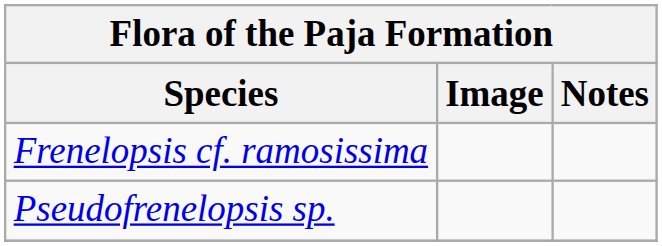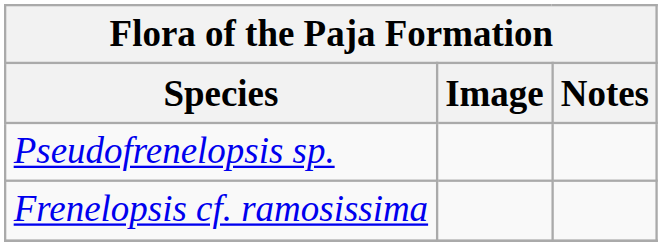rows swapped: (221, 151) <-> (174, 209)
